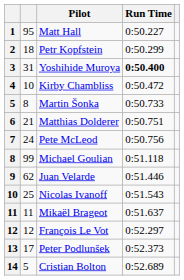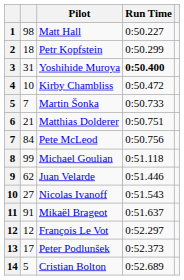(28, 31) 95 -> (28, 31) 98
(26, 103) 8 -> (26, 103) 7
(28, 140) 24 -> (28, 140) 84
(28, 194) 25 -> (28, 194) 27
(28, 212) 11 -> (28, 212) 91
